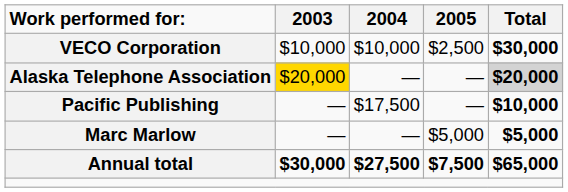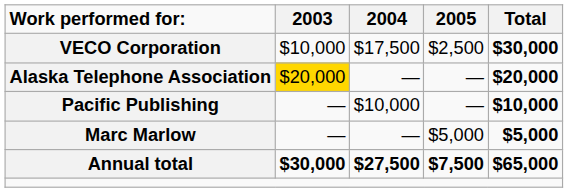(387, 48) $10,000 -> (387, 48) $17,500
(525, 77) lightgrey background -> (525, 77) no background
(387, 105) $17,500 -> (387, 105) $10,000
